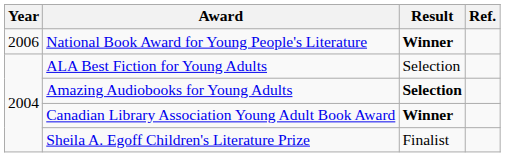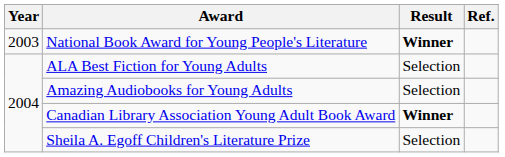(24, 41) 2006 -> (24, 41) 2003
(432, 90) bold -> (431, 90) normal
(426, 139) Finalist -> (431, 139) Selection
